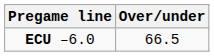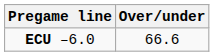(162, 40) 66.5 -> (162, 40) 66.6
